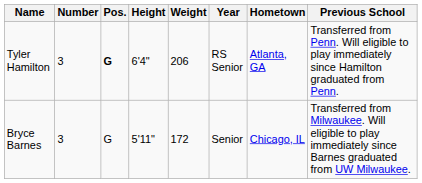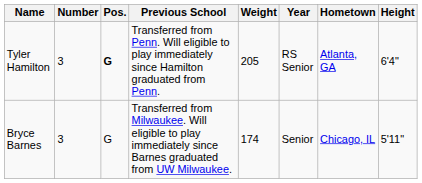columns swapped: (149, 13) <-> (363, 13)
(180, 60) 206 -> (250, 60) 205
(180, 139) 172 -> (250, 139) 174
